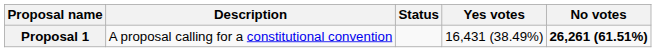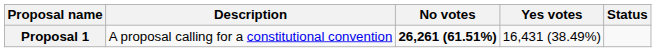columns swapped: (419, 15) <-> (599, 15)
